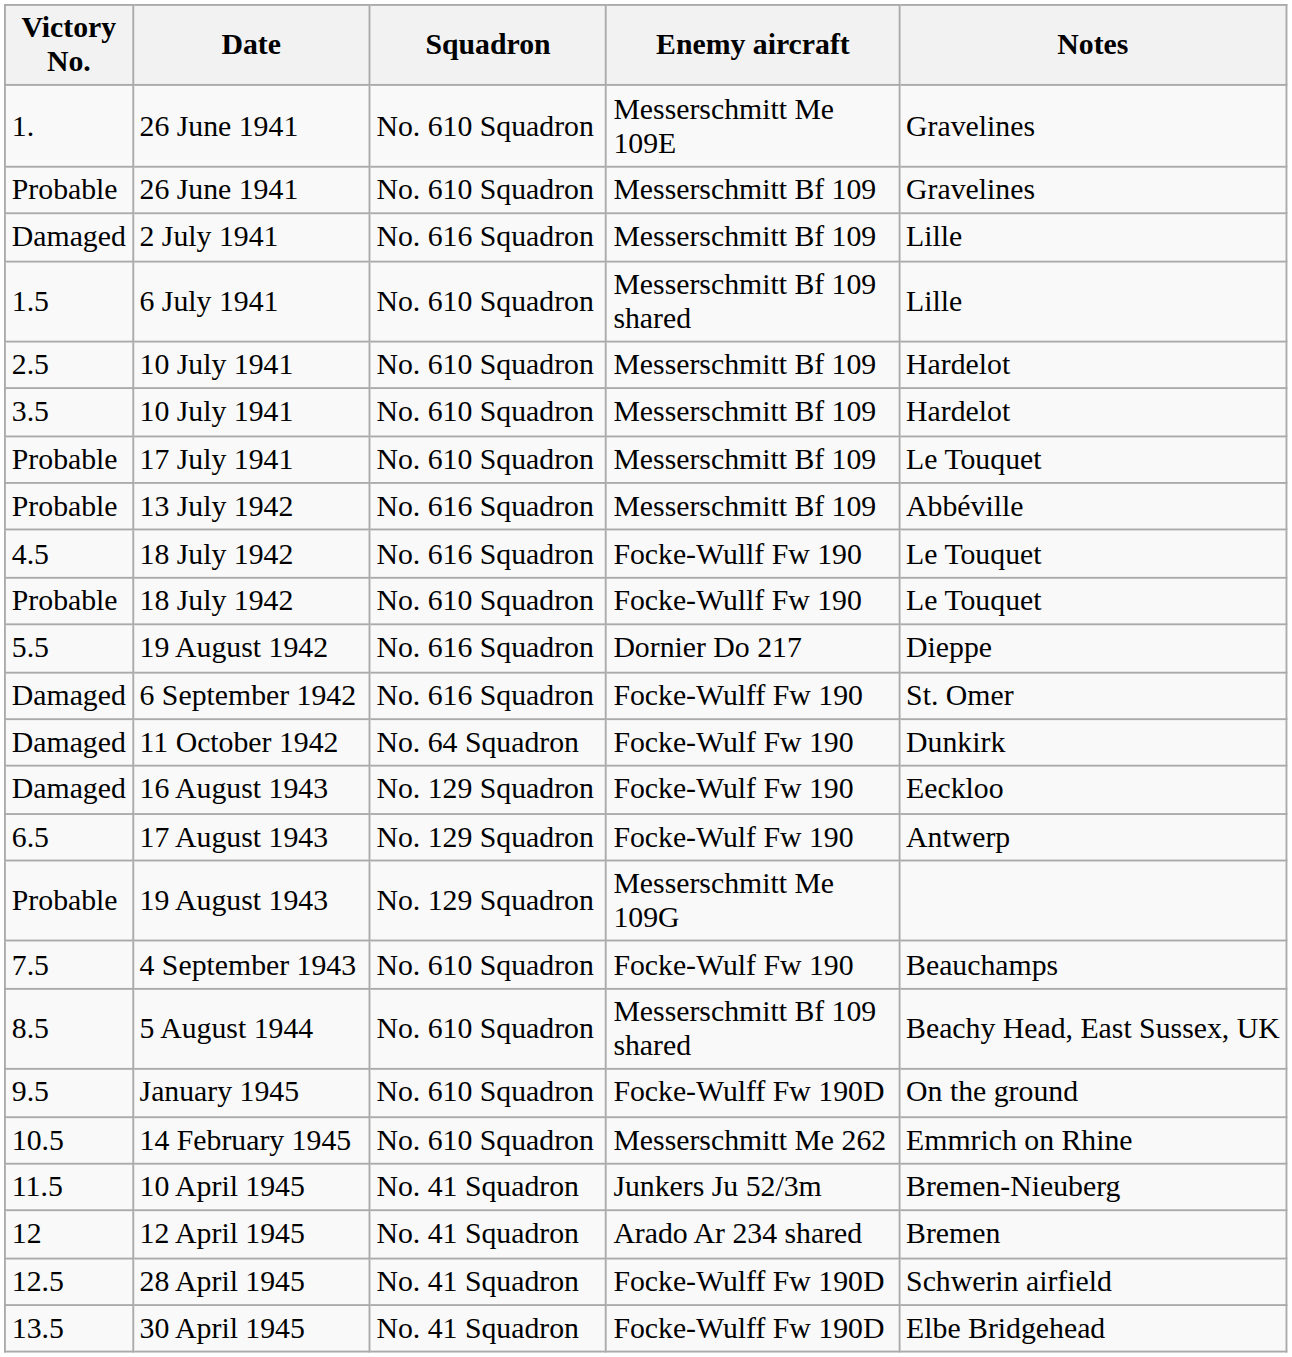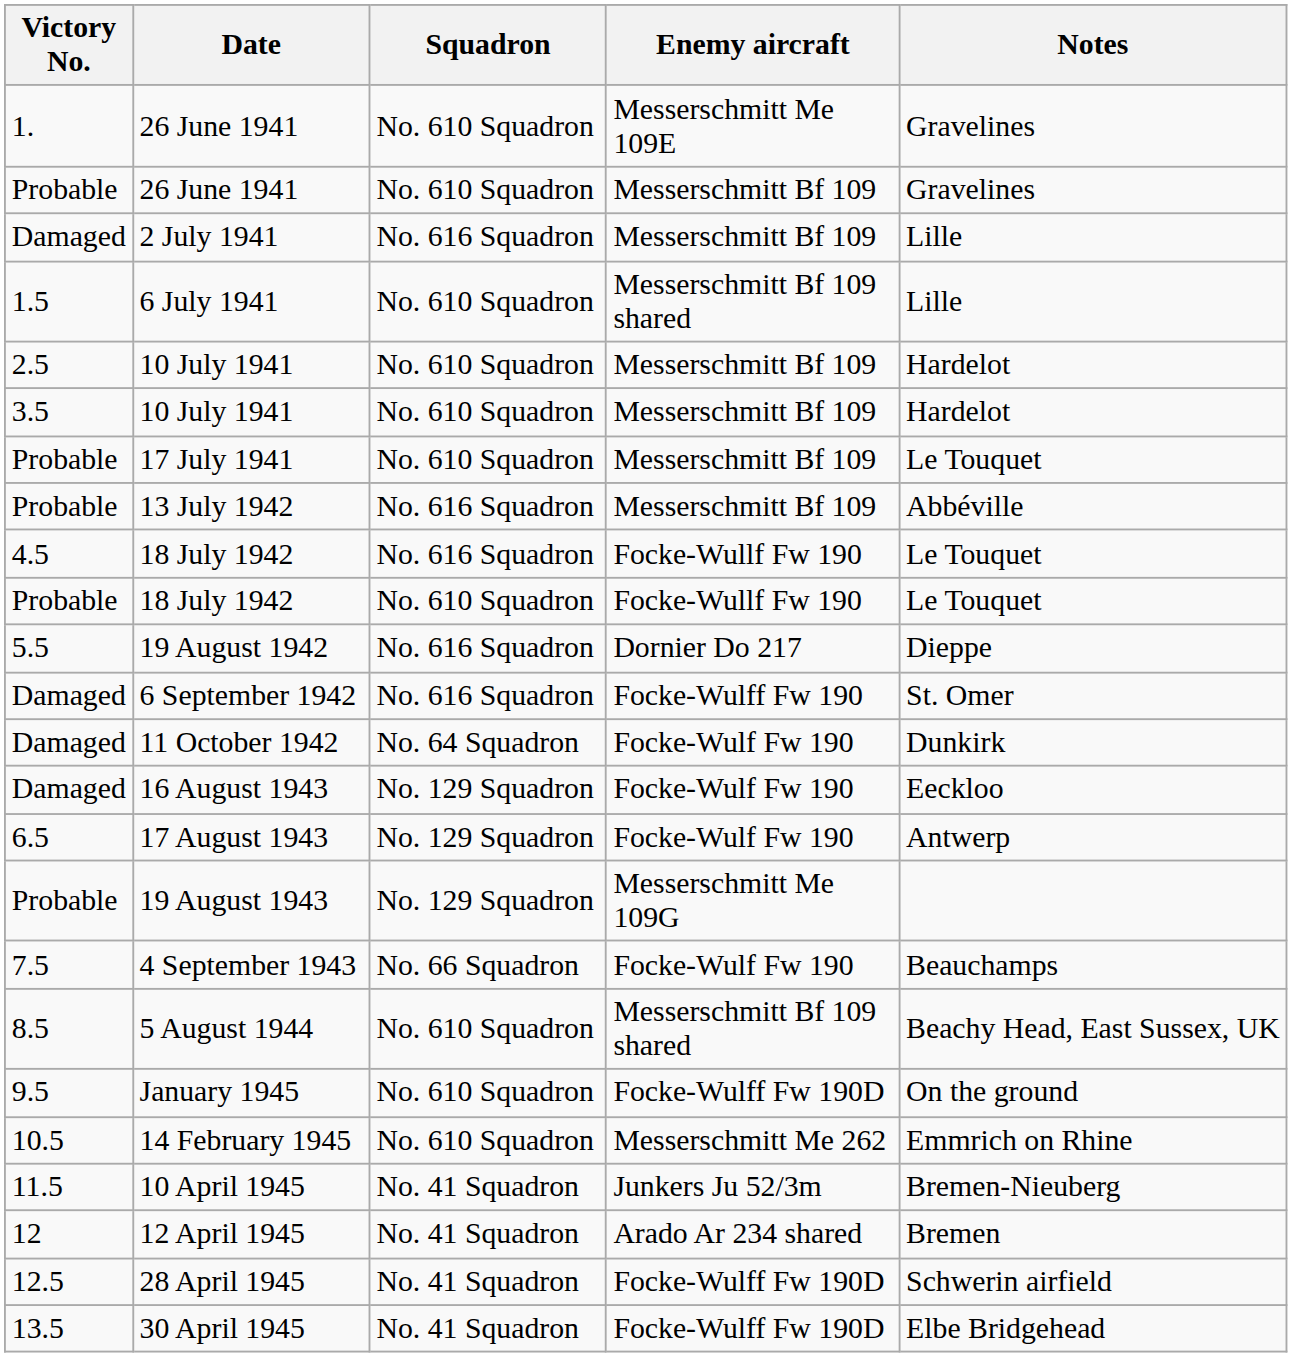(485, 964) No. 610 Squadron -> (478, 964) No. 66 Squadron
